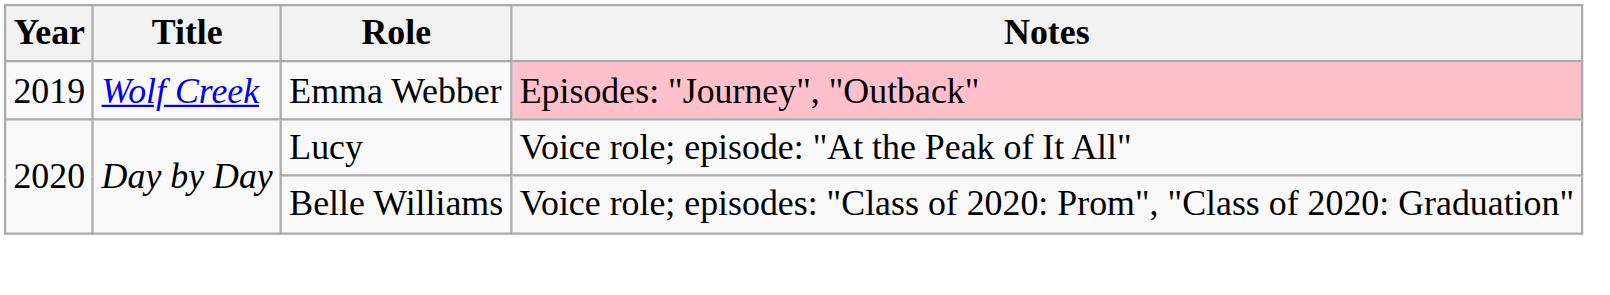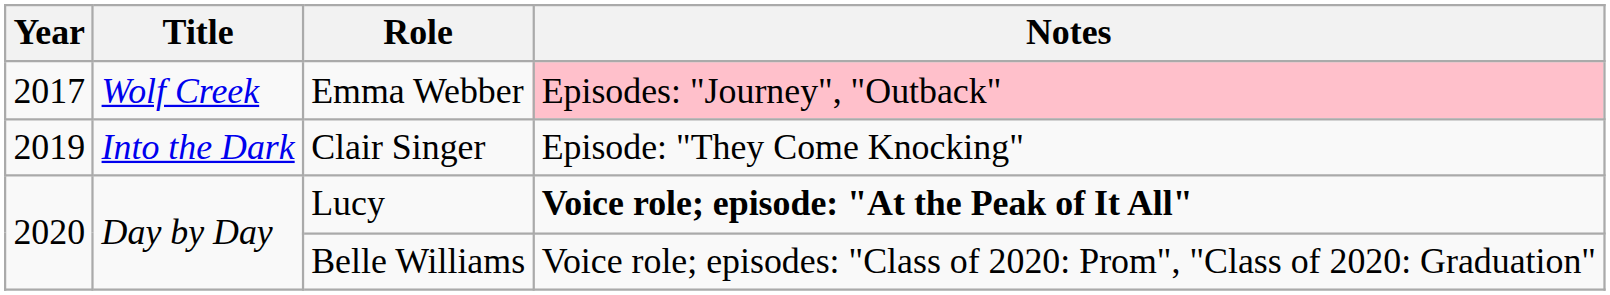(49, 89) 2019 -> (49, 89) 2017
+ row: (398, 146)
(826, 146) normal -> (867, 203) bold
